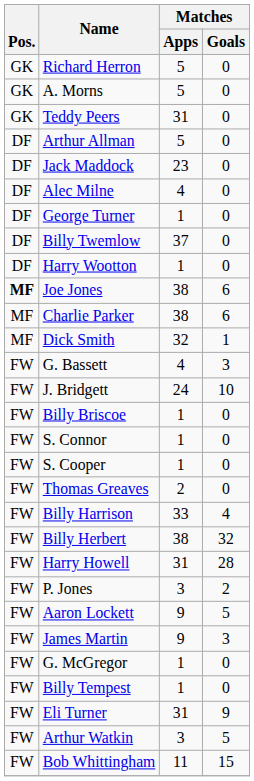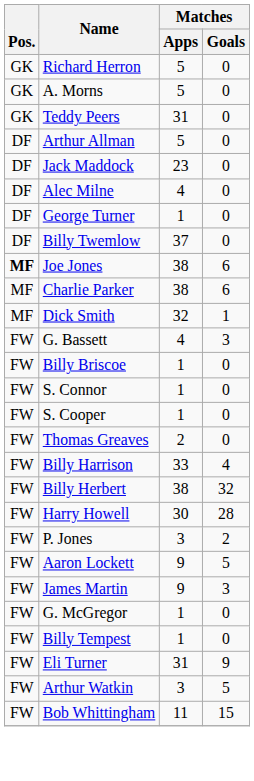- row: (90, 265)
- row: (75, 389)
(181, 564) 31 -> (181, 514) 30
